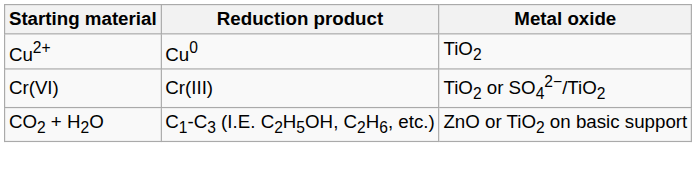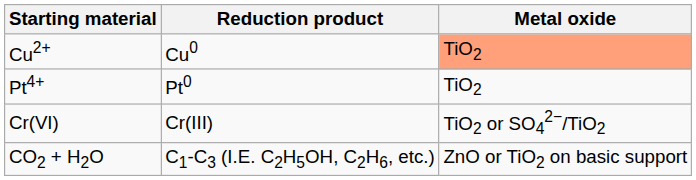(462, 52) no background -> (462, 52) lightsalmon background
+ row: (27, 86)
